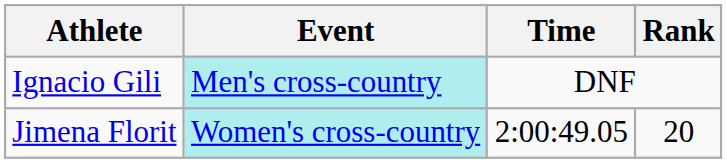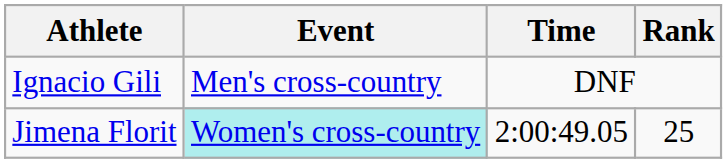(316, 81) paleturquoise background -> (316, 81) no background
(679, 132) 20 -> (679, 132) 25
